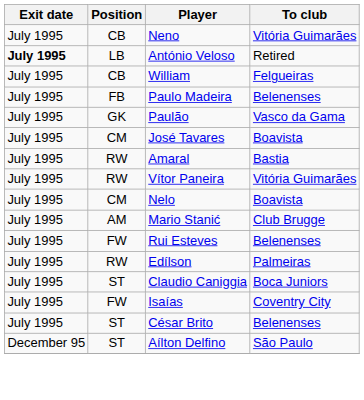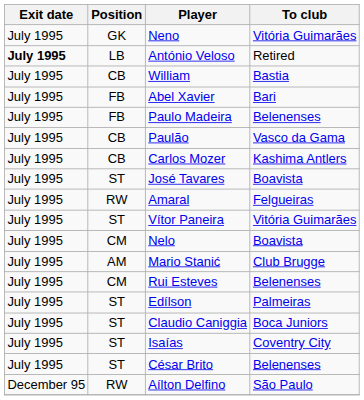(117, 35) CB -> (117, 35) GK
(283, 76) Felgueiras -> (271, 76) Bastia
+ row: (181, 96)
(117, 117) GK -> (117, 138) CB
+ row: (187, 158)
(117, 138) CM -> (117, 179) ST
(271, 158) Bastia -> (283, 199) Felgueiras
(117, 179) RW -> (117, 220) ST
(117, 240) FW -> (117, 281) CM
(117, 261) RW -> (117, 302) ST
(117, 302) FW -> (117, 343) ST
(117, 343) ST -> (117, 384) RW
